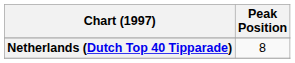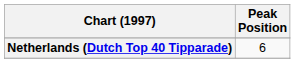(263, 48) 8 -> (263, 48) 6
